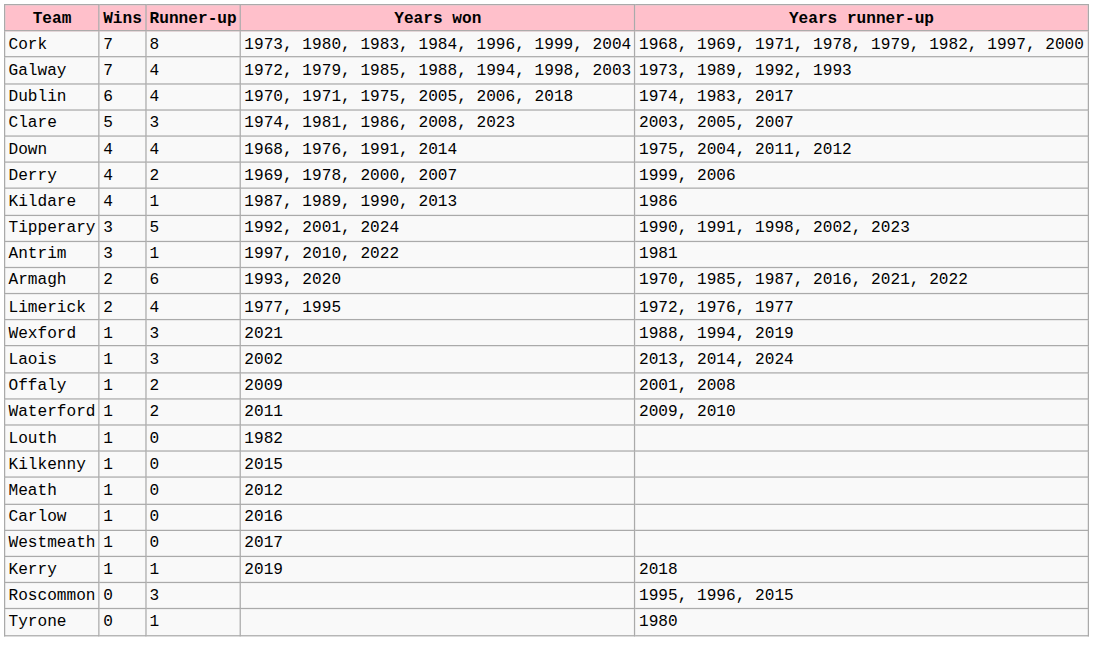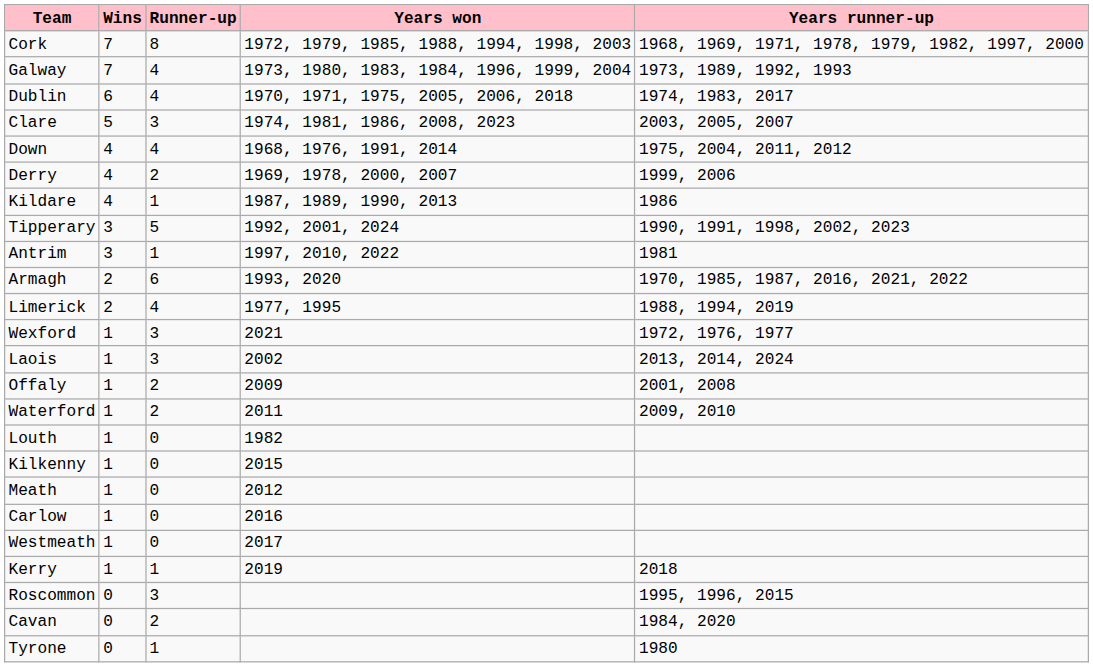(438, 44) 1973, 1980, 1983, 1984, 1996, 1999, 2004 -> (438, 44) 1972, 1979, 1985, 1988, 1994, 1998, 2003
(438, 70) 1972, 1979, 1985, 1988, 1994, 1998, 2003 -> (438, 70) 1973, 1980, 1983, 1984, 1996, 1999, 2004
(716, 307) 1972, 1976, 1977 -> (716, 307) 1988, 1994, 2019
(716, 333) 1988, 1994, 2019 -> (716, 333) 1972, 1976, 1977
+ row: (33, 622)
